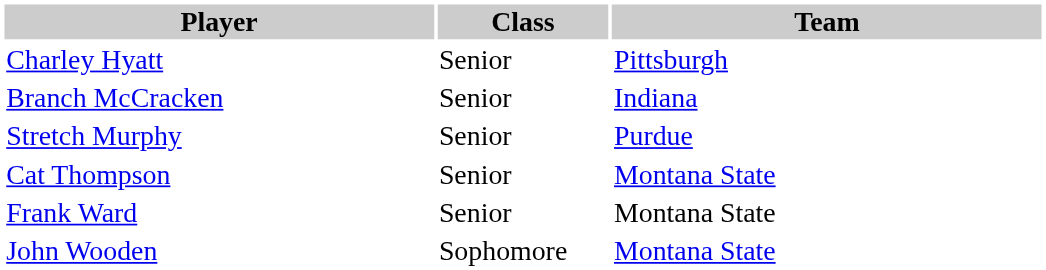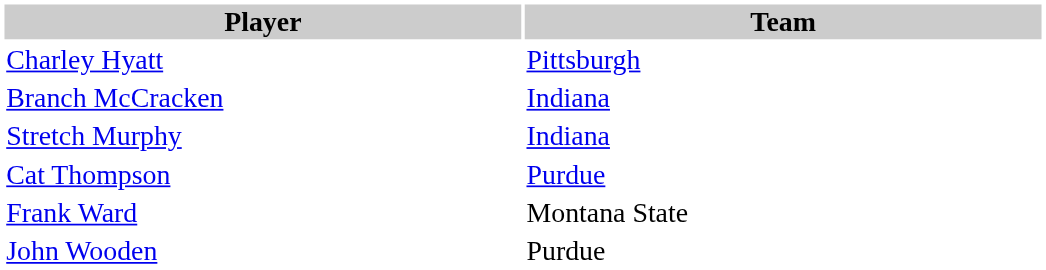- column: (523, 21)
(653, 136) Purdue -> (568, 136) Indiana
(695, 174) Montana State -> (566, 174) Purdue
(695, 251) Montana State -> (566, 251) Purdue
